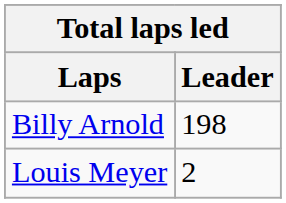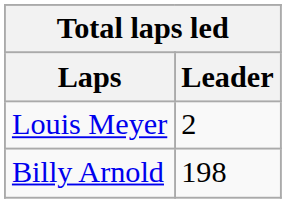rows swapped: (88, 124) <-> (90, 172)
